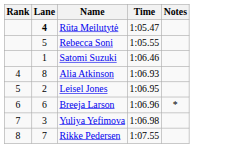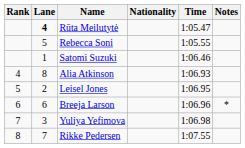+ column: (153, 12)
